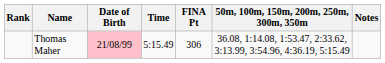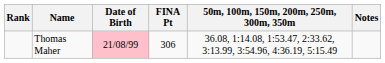- column: (158, 17)
